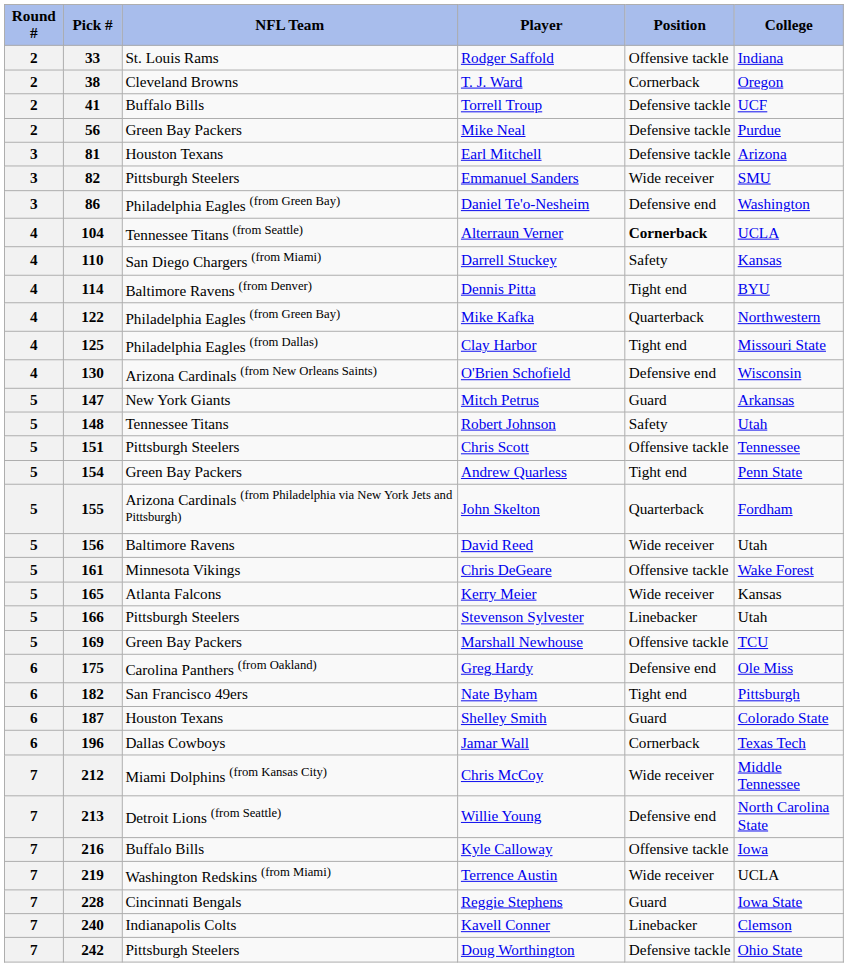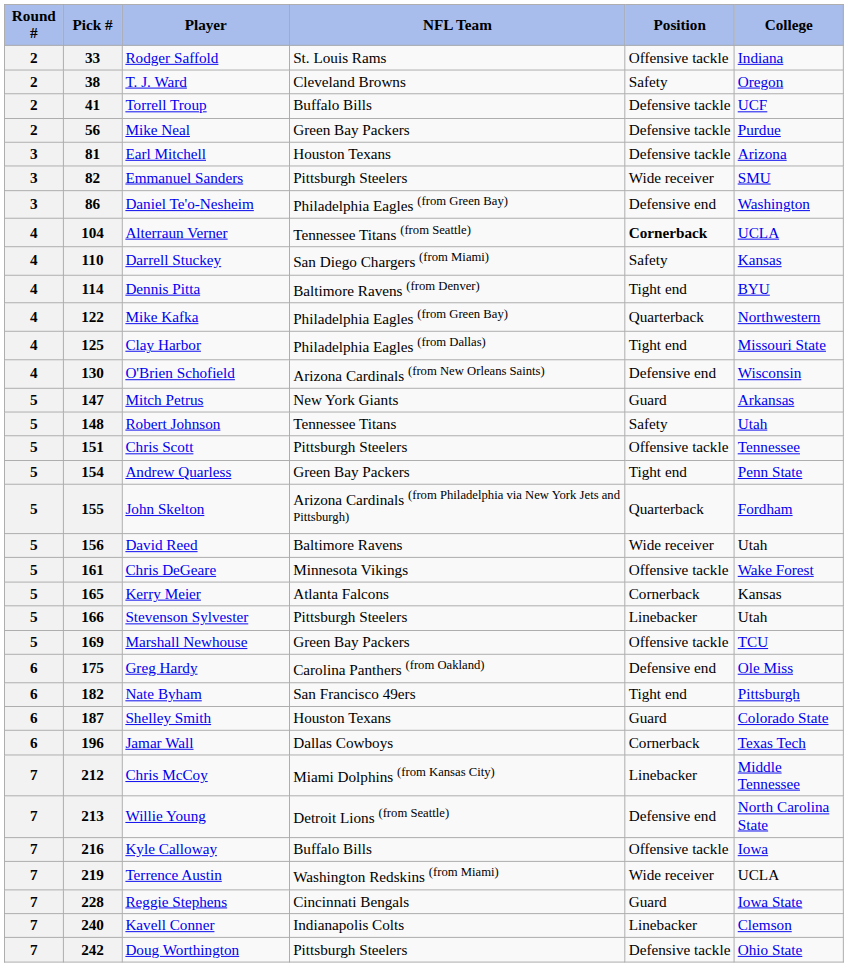columns swapped: (290, 25) <-> (541, 25)
(664, 81) Cornerback -> (648, 81) Safety
(671, 593) Wide receiver -> (664, 593) Cornerback
(671, 775) Wide receiver -> (663, 775) Linebacker
